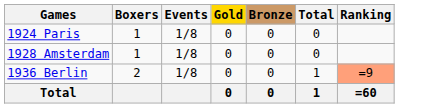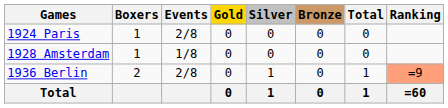+ column: (271, 14)
(186, 34) 1/8 -> (186, 34) 2/8
(186, 73) 1/8 -> (186, 73) 2/8
